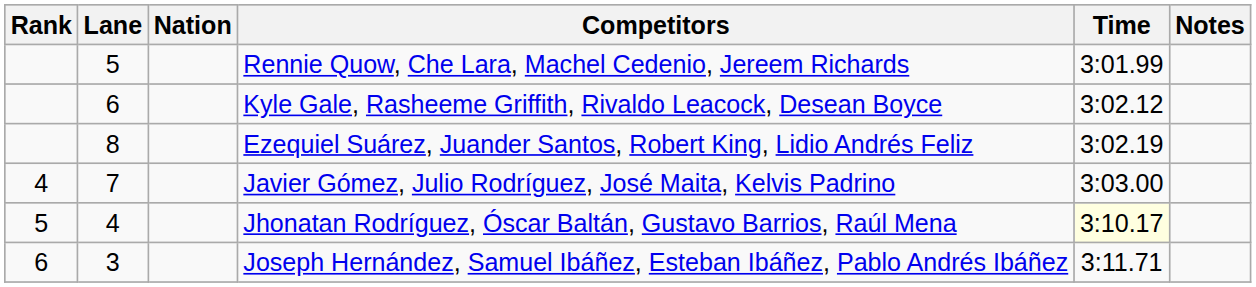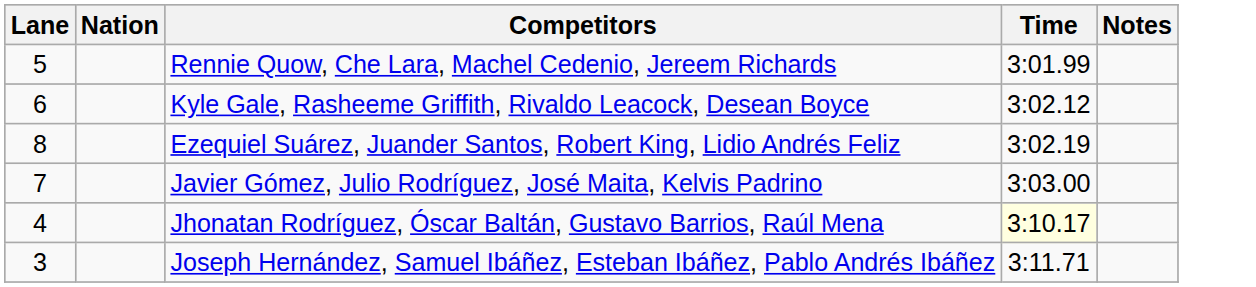- column: (41, 25)
